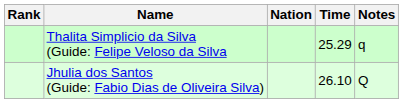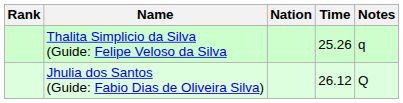(335, 44) 25.29 -> (335, 44) 25.26
(335, 80) 26.10 -> (335, 80) 26.12
